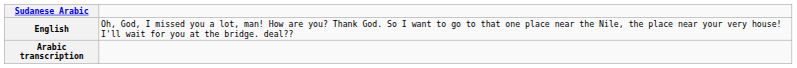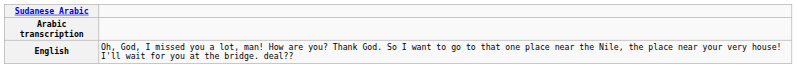rows swapped: (52, 52) <-> (52, 29)
